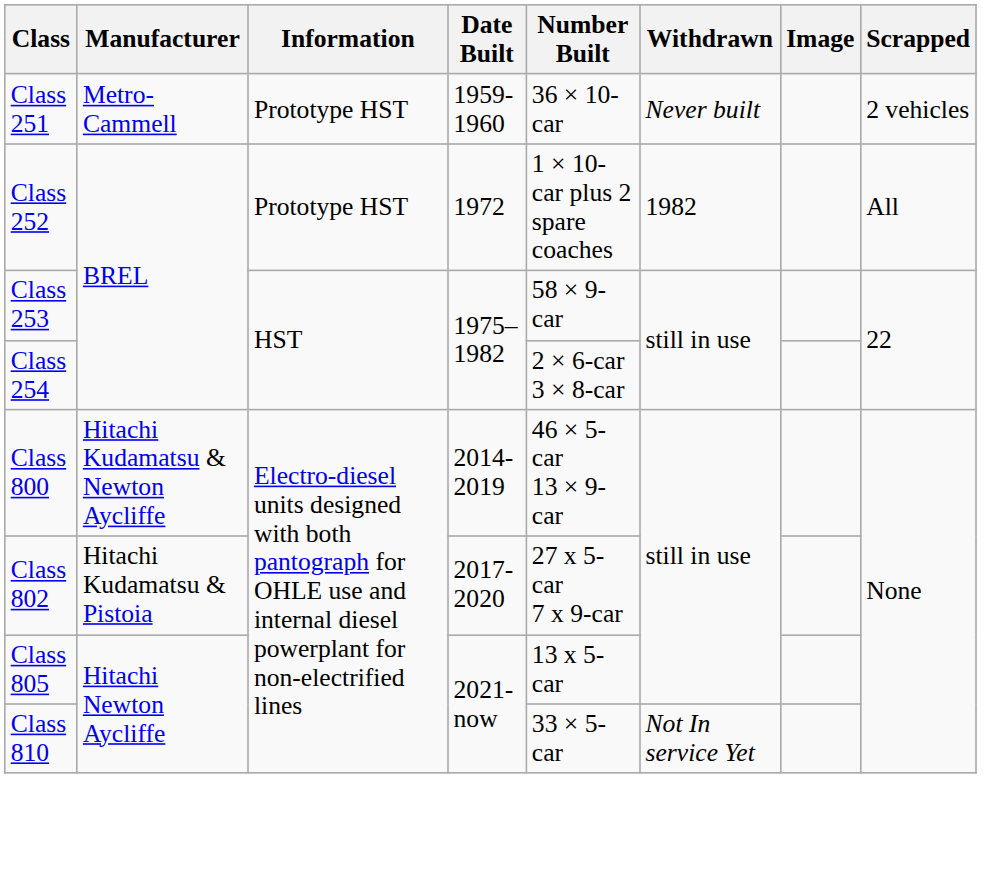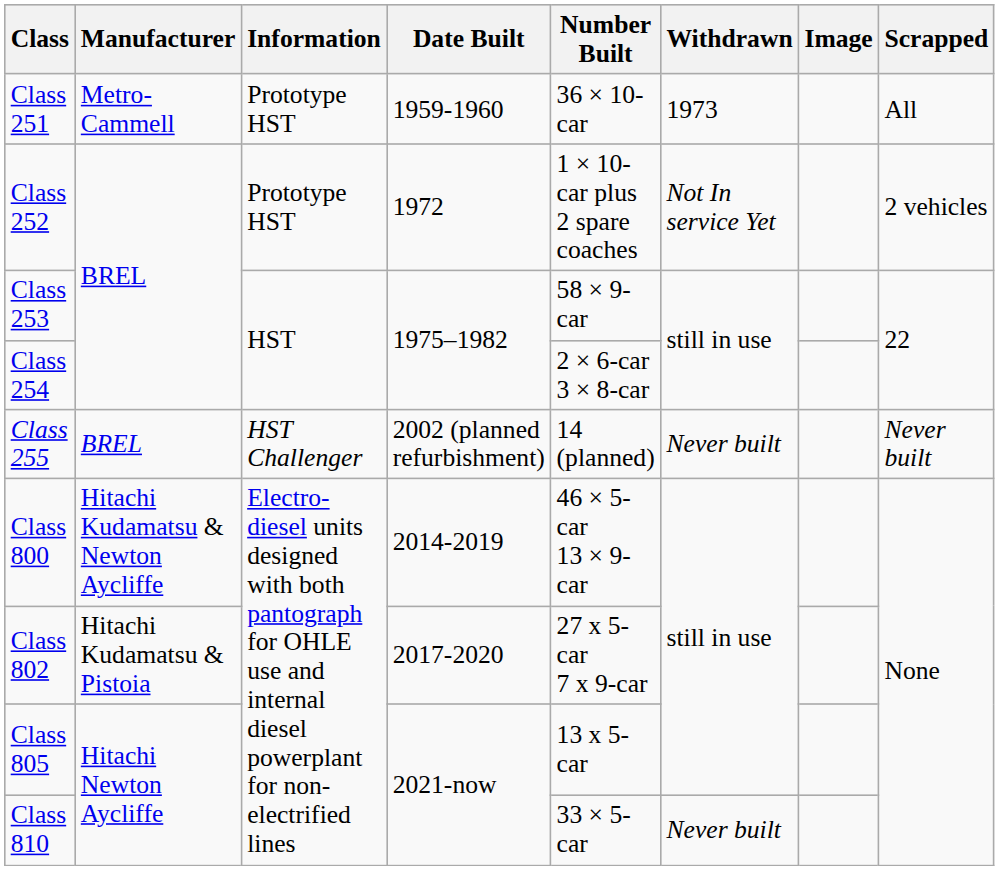(703, 108) Never built -> (692, 108) 1973
(918, 108) 2 vehicles -> (901, 108) All
(671, 206) 1982 -> (721, 206) Not In service Yet
(883, 206) All -> (936, 206) 2 vehicles
+ row: (39, 443)
(700, 738) Not In service Yet -> (724, 830) Never built
